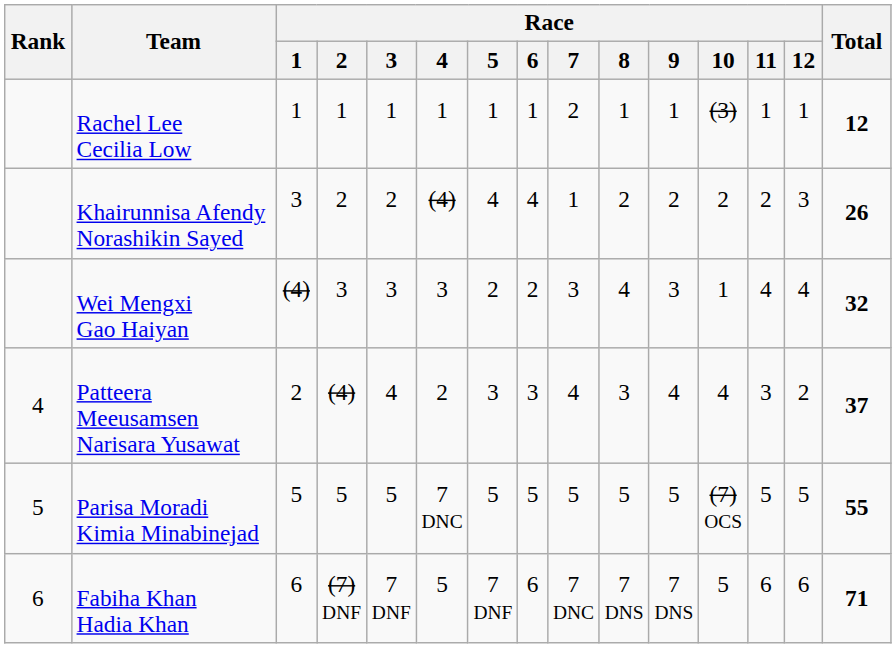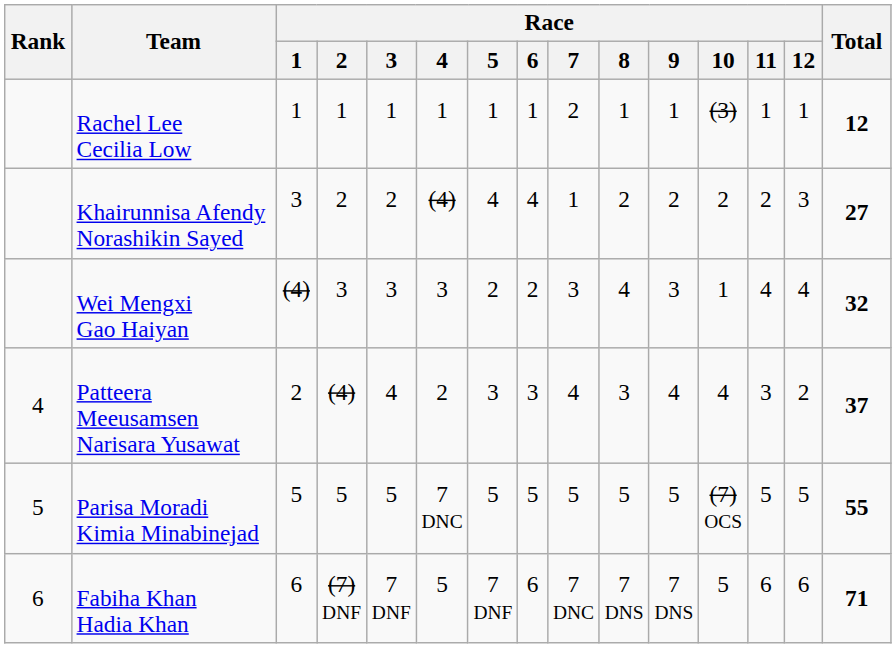(857, 213) 26 -> (857, 213) 27
